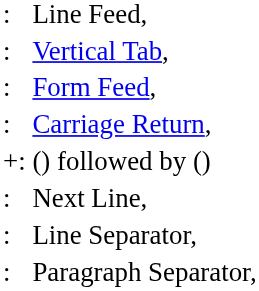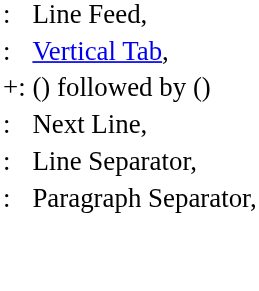- row: (94, 87)
- row: (122, 124)
